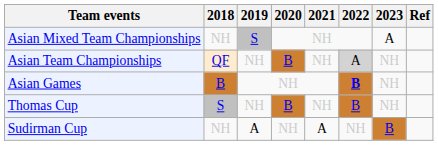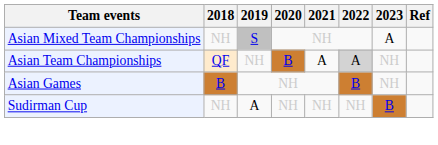(322, 61) NH -> (322, 61) A
(356, 83) bold -> (356, 83) normal
- row: (43, 106)
(322, 128) A -> (322, 106) NH
